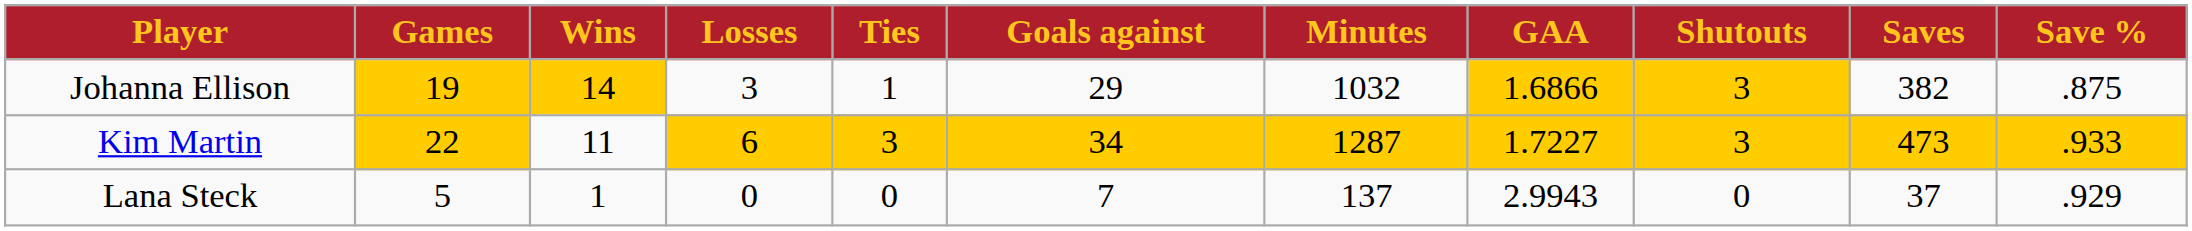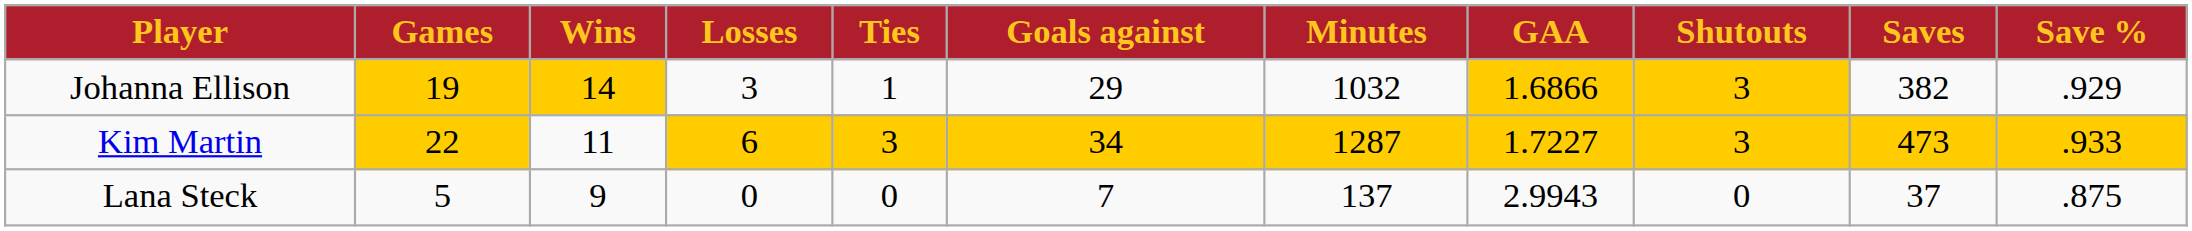(2092, 86) .875 -> (2092, 86) .929
(598, 196) 1 -> (598, 196) 9
(2092, 196) .929 -> (2092, 196) .875
